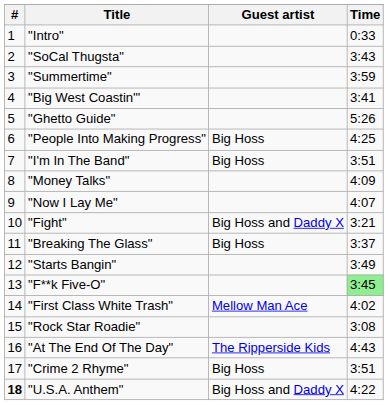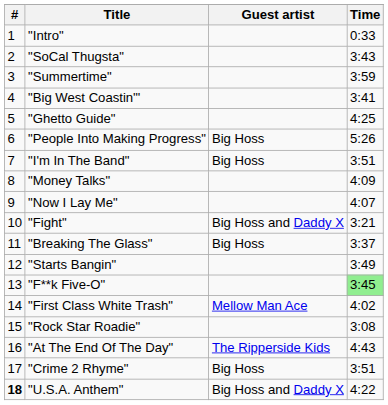(363, 118) 5:26 -> (363, 118) 4:25
(363, 139) 4:25 -> (363, 139) 5:26
